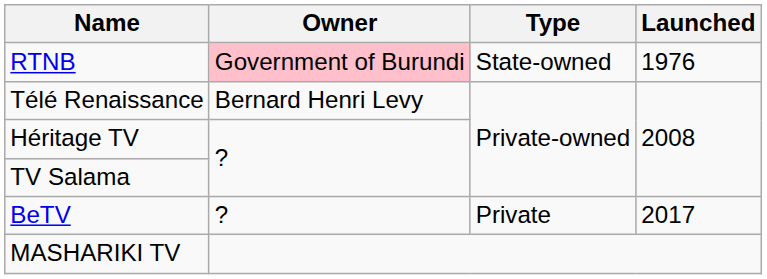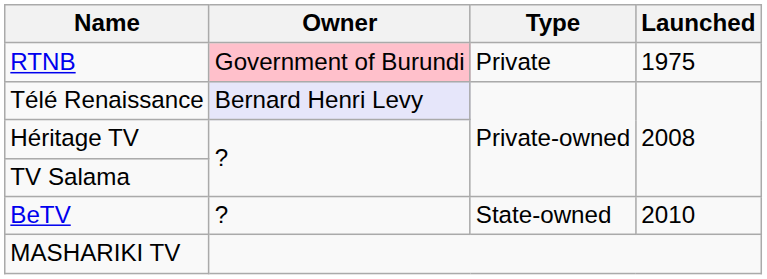(544, 61) State-owned -> (513, 61) Private
(668, 61) 1976 -> (668, 61) 1975
(319, 100) no background -> (319, 100) lavender background
(513, 215) Private -> (544, 215) State-owned
(668, 215) 2017 -> (668, 215) 2010
